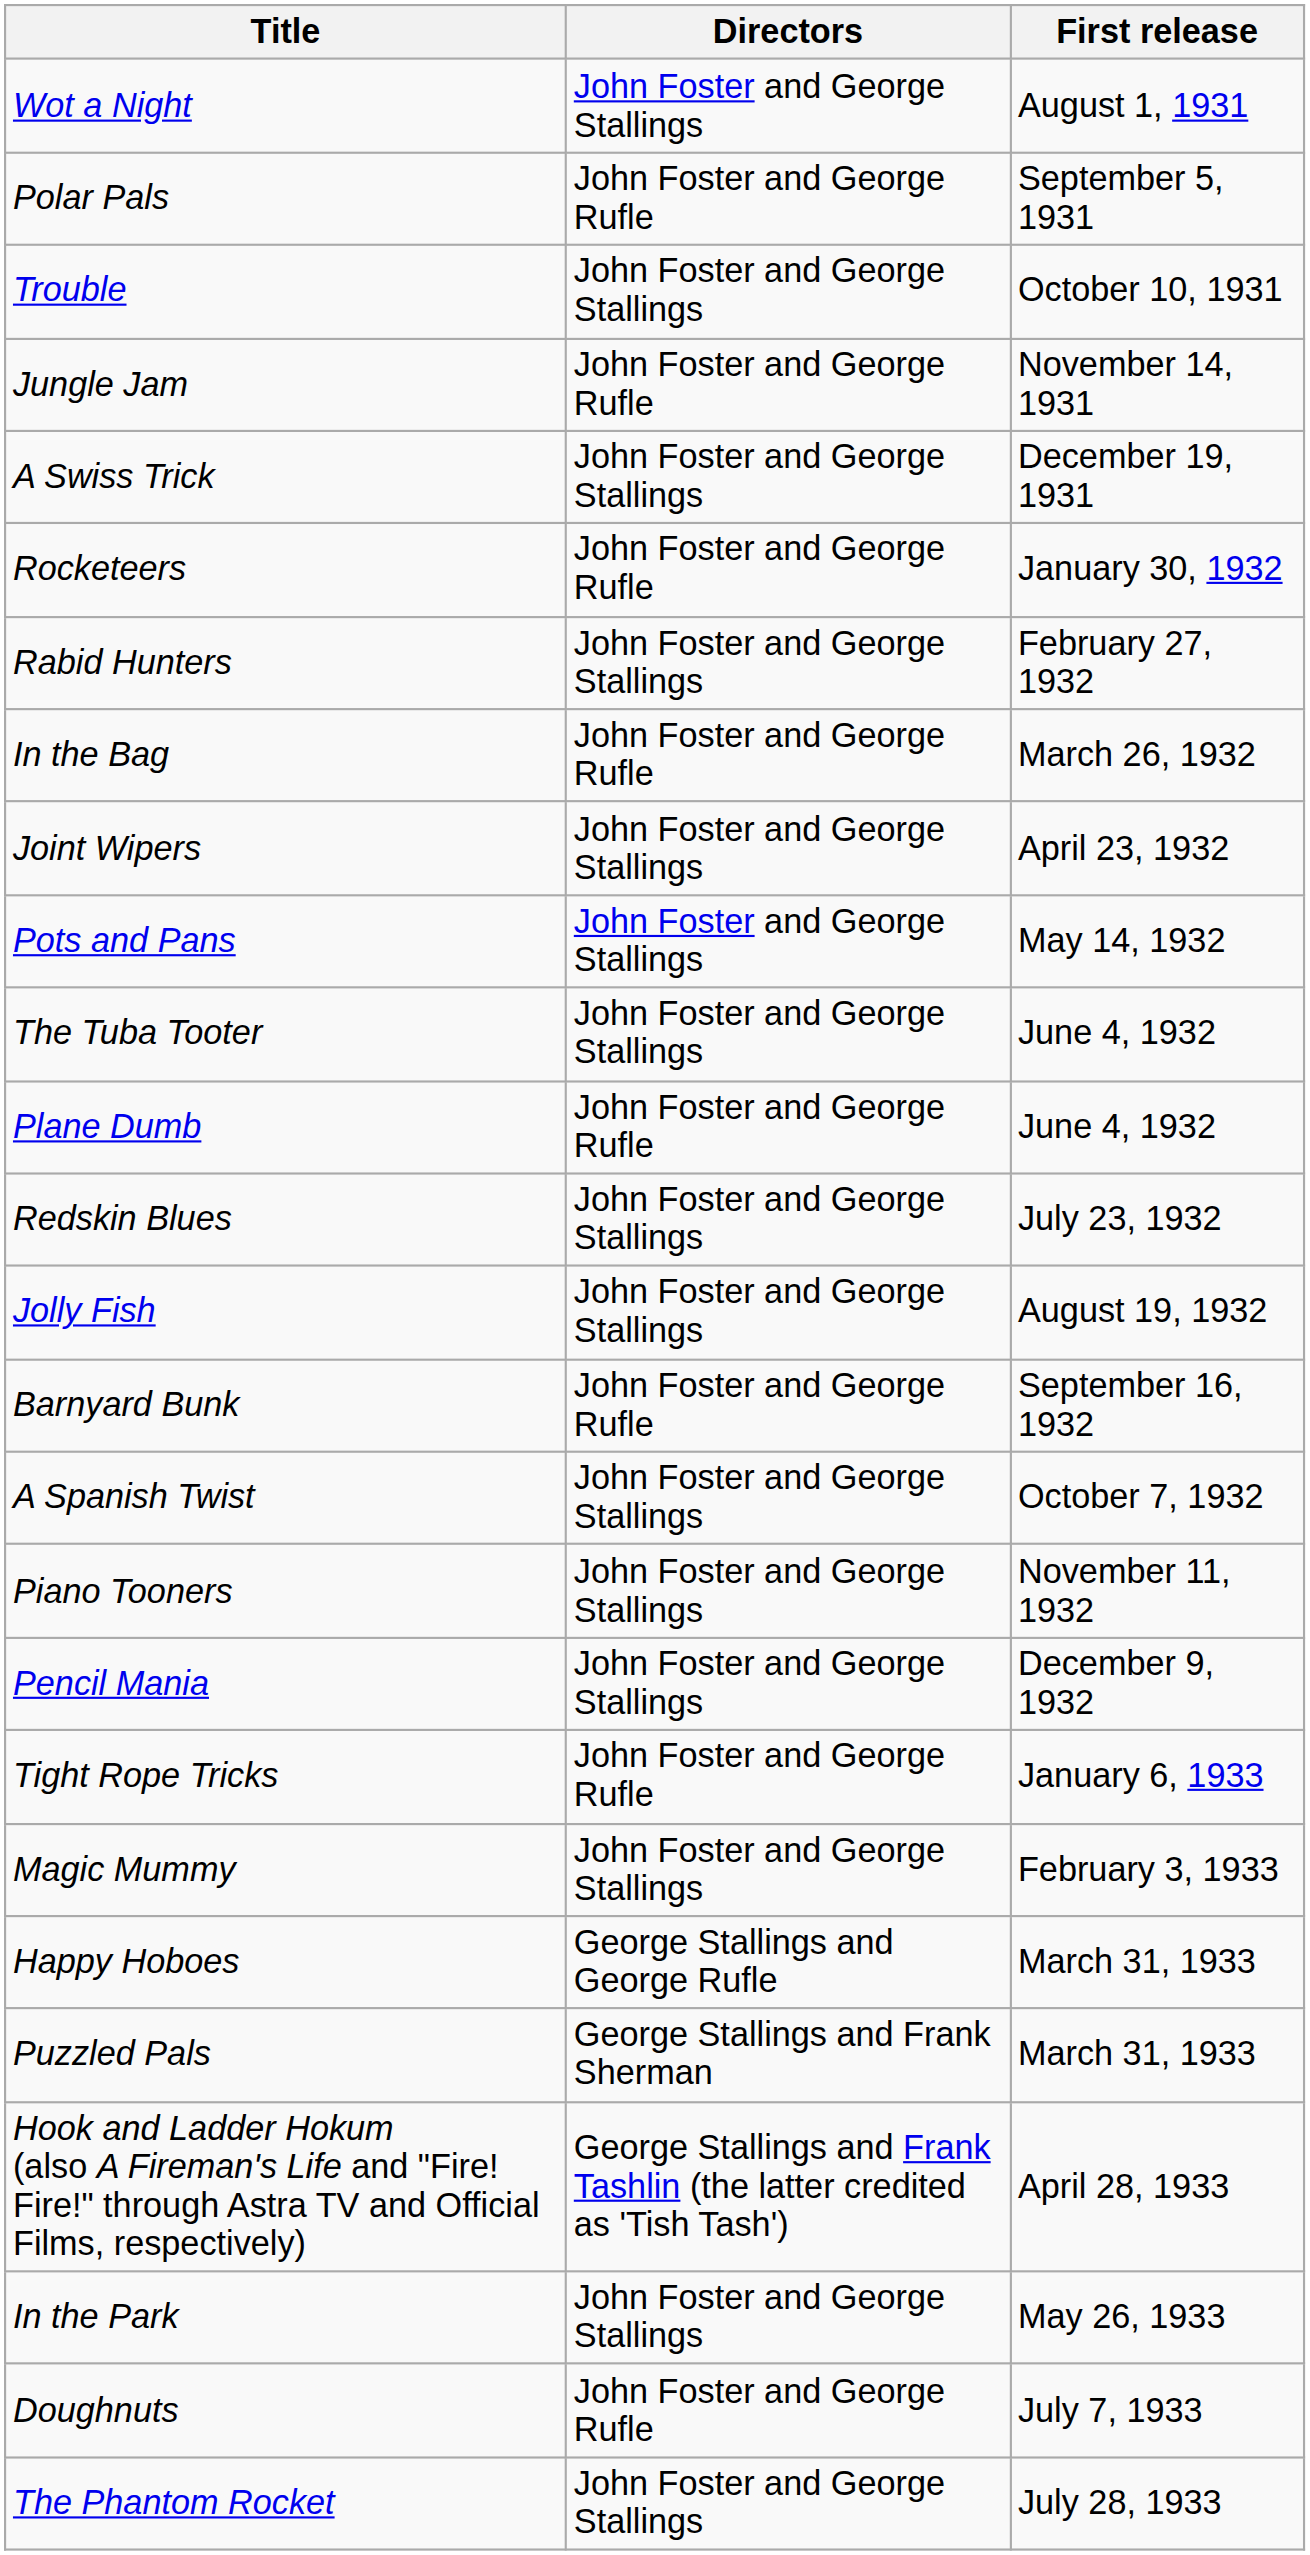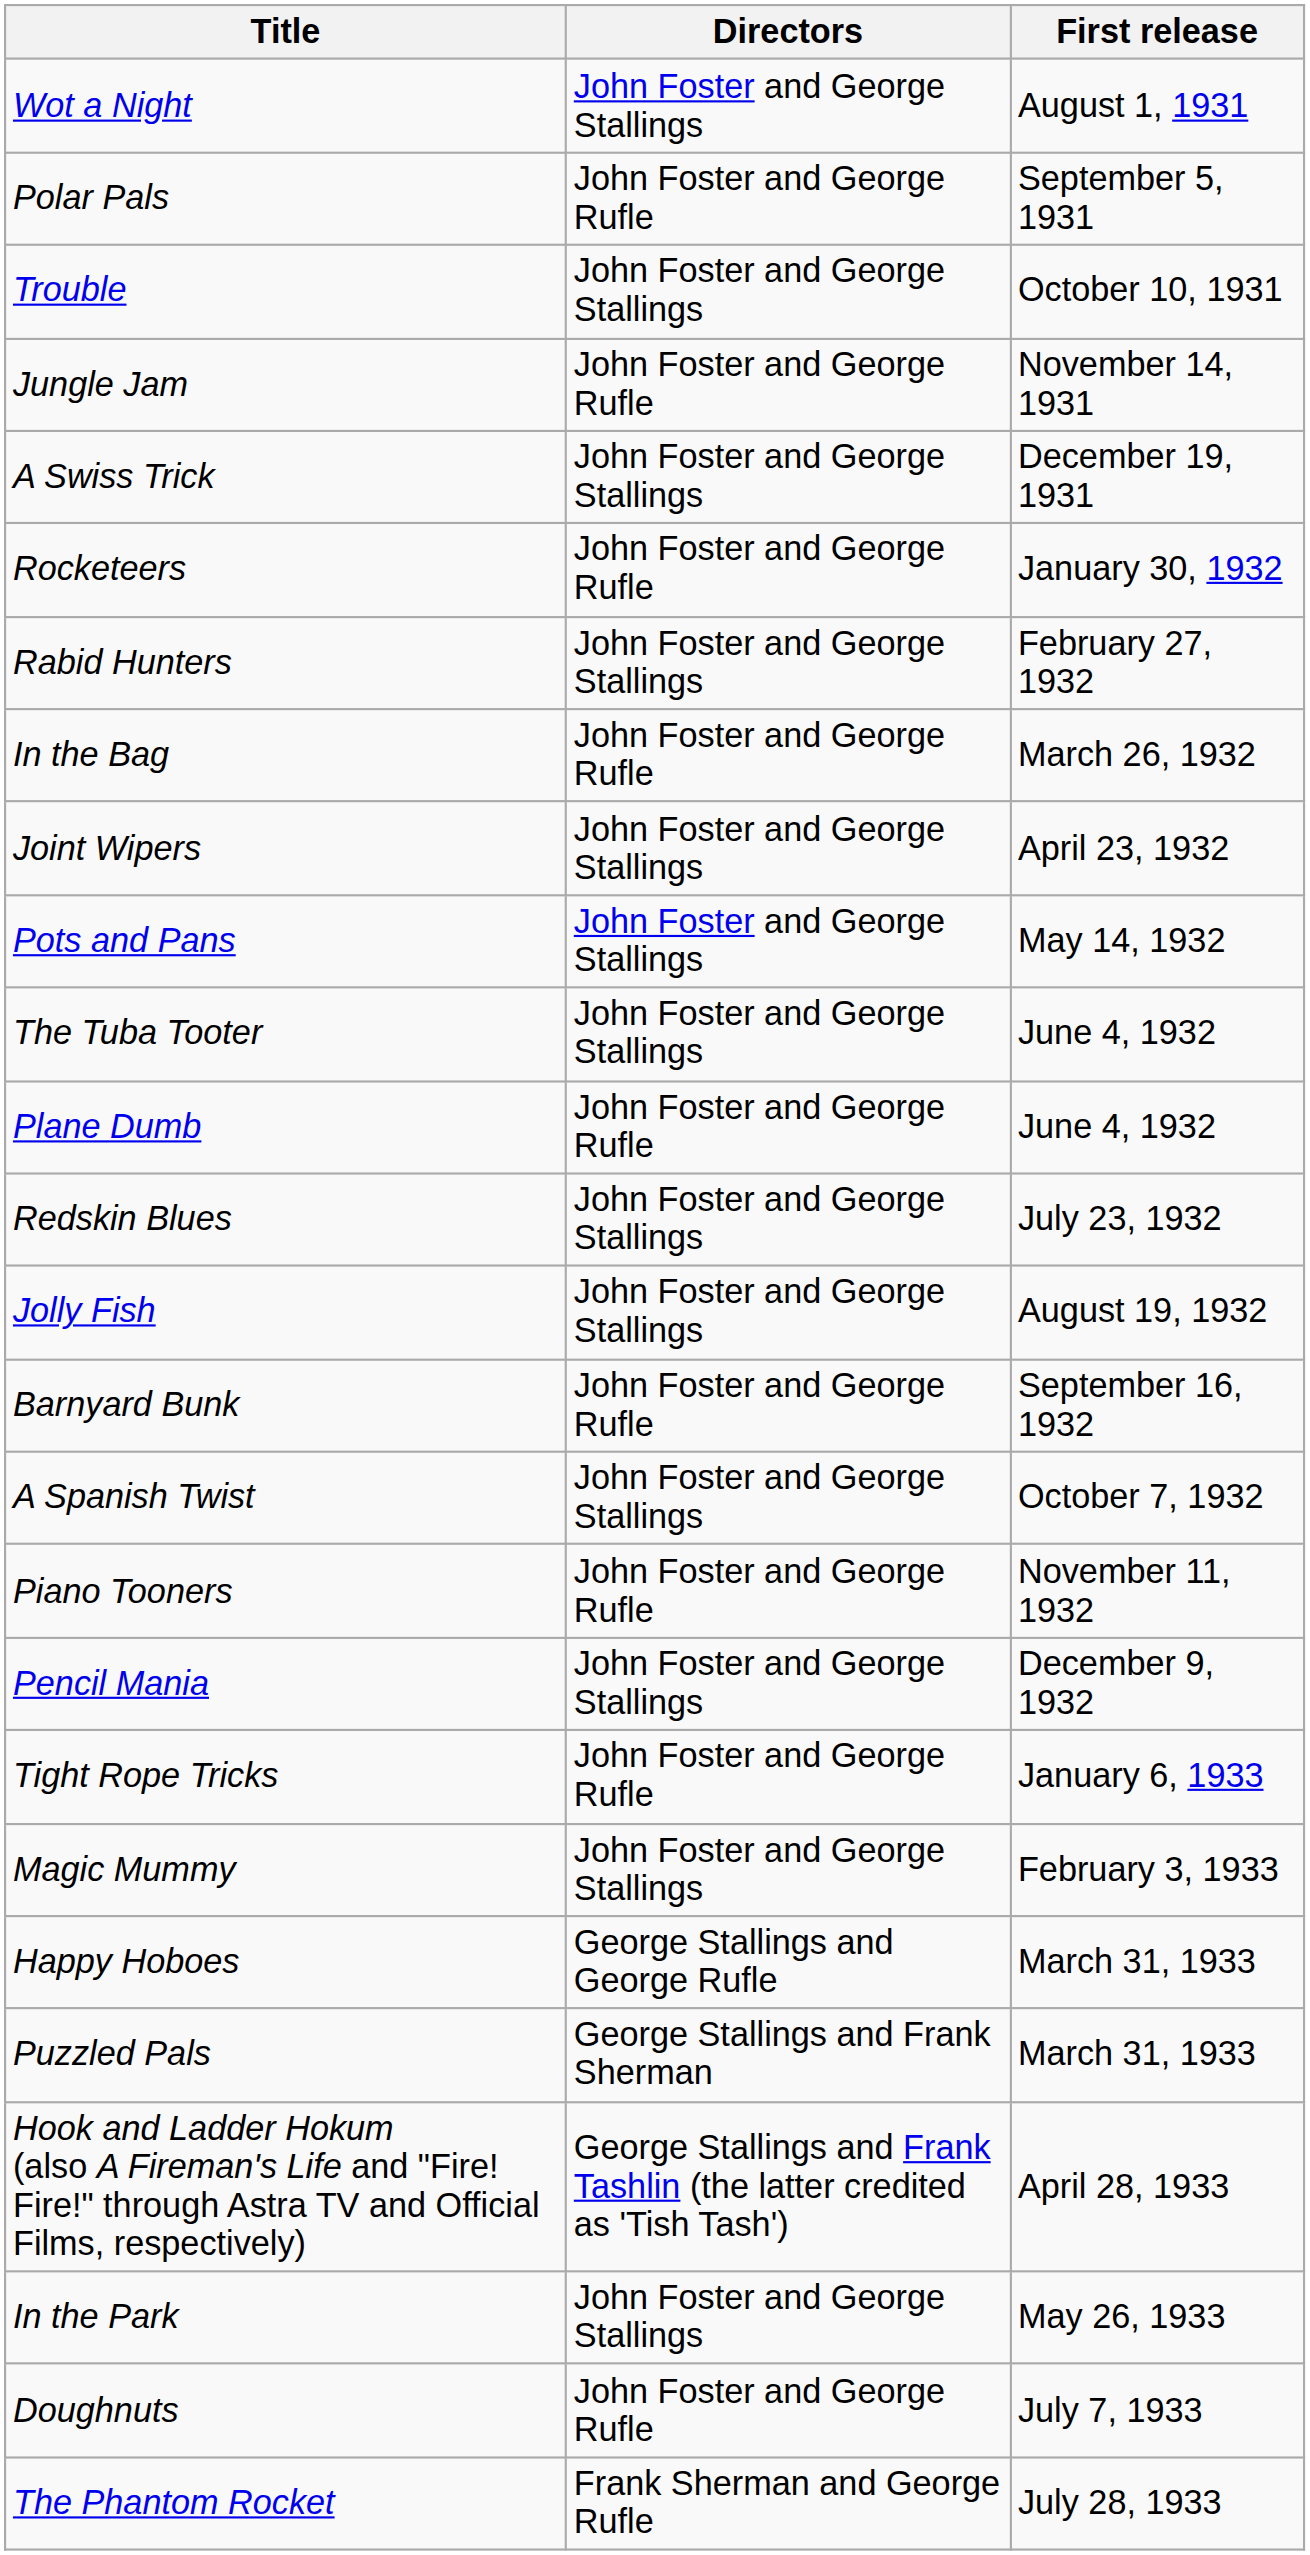(759, 1590) John Foster and George Stallings -> (759, 1590) John Foster and George Rufle
(759, 2502) John Foster and George Stallings -> (787, 2502) Frank Sherman and George Rufle
